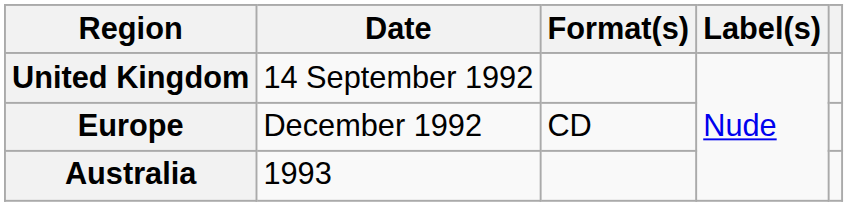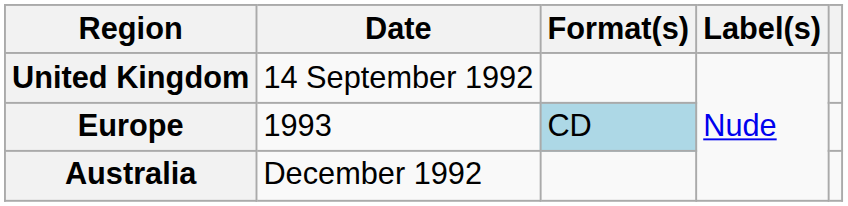(373, 126) December 1992 -> (298, 126) 1993
(570, 126) no background -> (570, 126) lightblue background
(298, 175) 1993 -> (373, 175) December 1992
